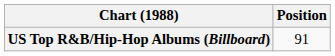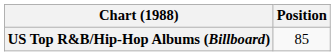(302, 39) 91 -> (302, 39) 85
